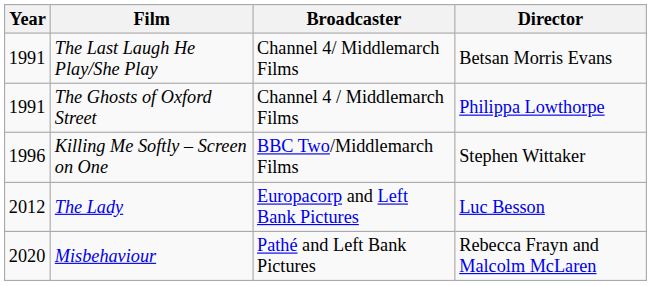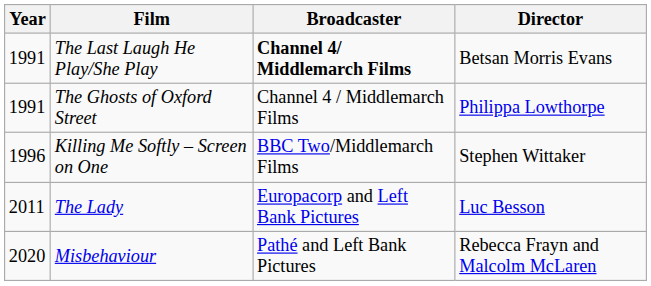(348, 58) normal -> (334, 58) bold
(27, 206) 2012 -> (27, 206) 2011
